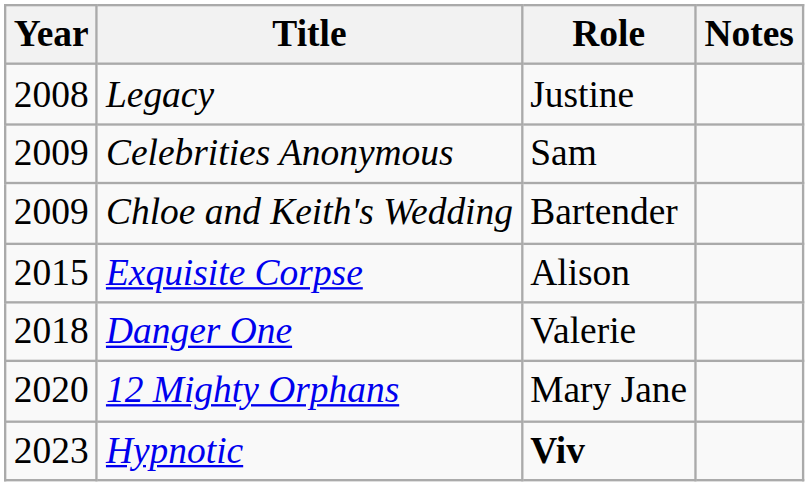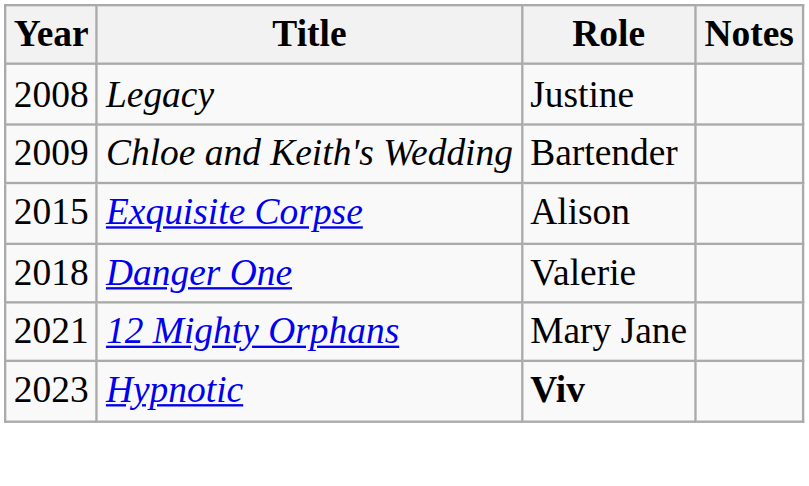- row: (280, 152)
(51, 390) 2020 -> (51, 331) 2021
